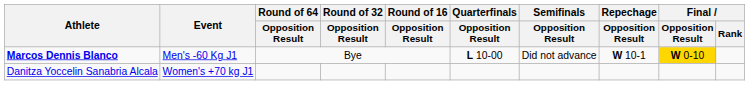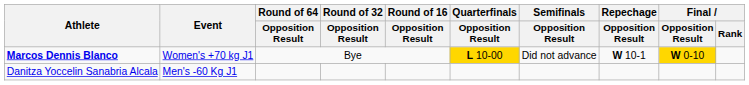(200, 56) Men's -60 Kg J1 -> (208, 56) Women's +70 kg J1
(485, 56) no background -> (485, 56) gold background
(208, 72) Women's +70 kg J1 -> (200, 72) Men's -60 Kg J1
